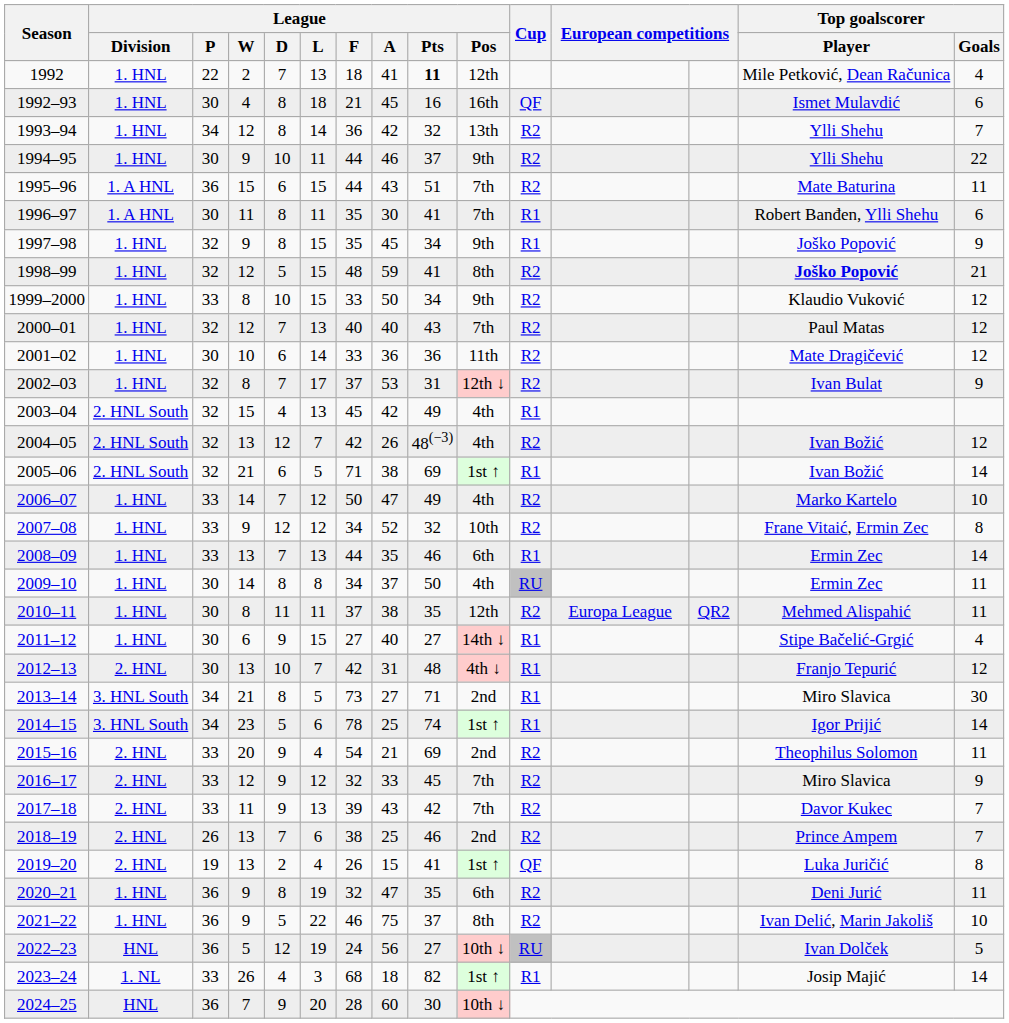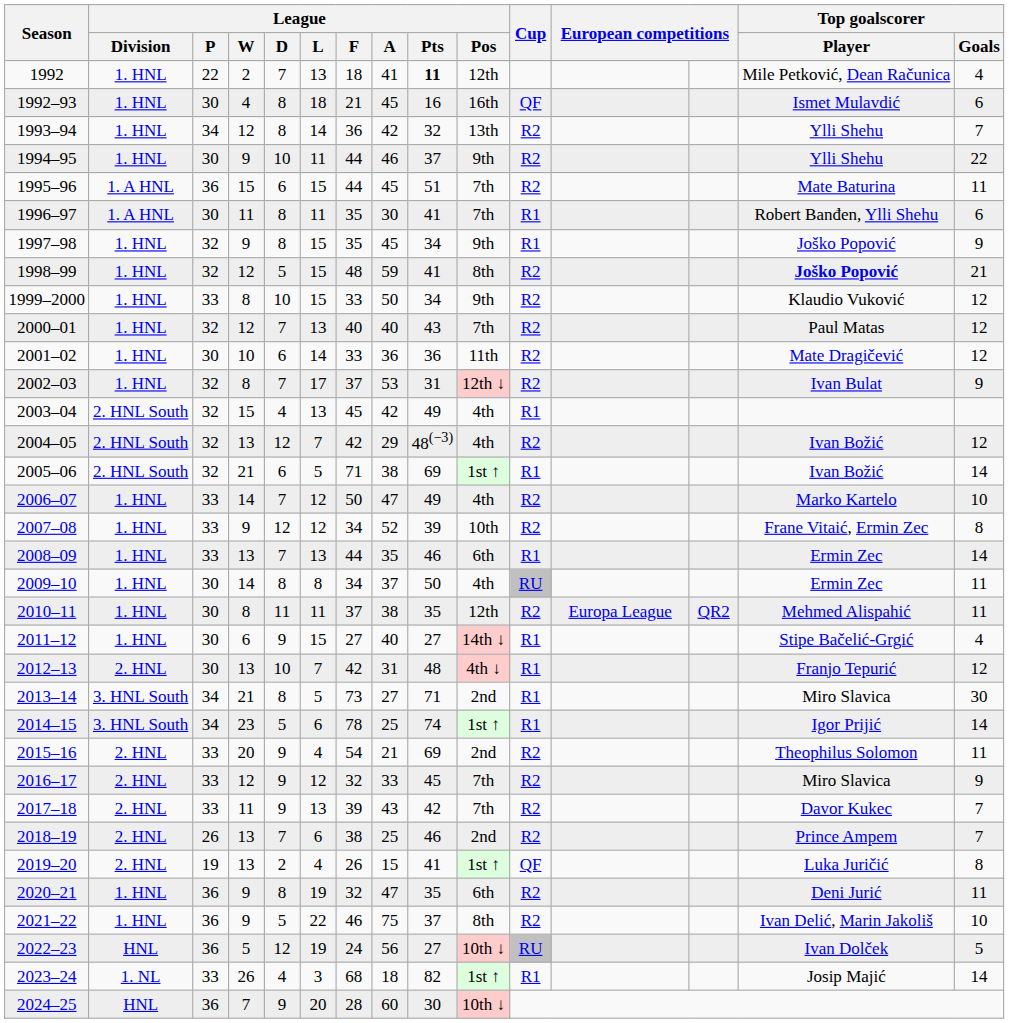(390, 187) 43 -> (390, 187) 45
(390, 441) 26 -> (390, 441) 29
(432, 527) 32 -> (432, 527) 39
